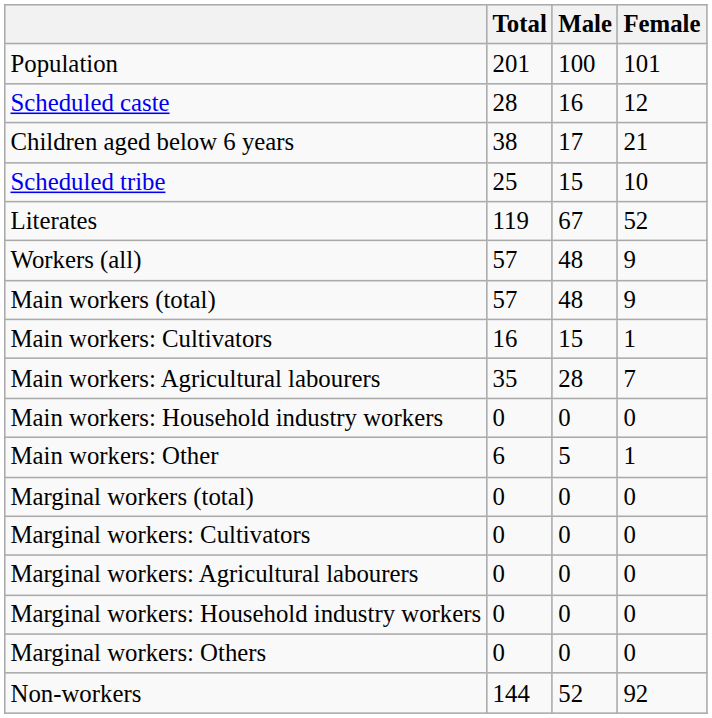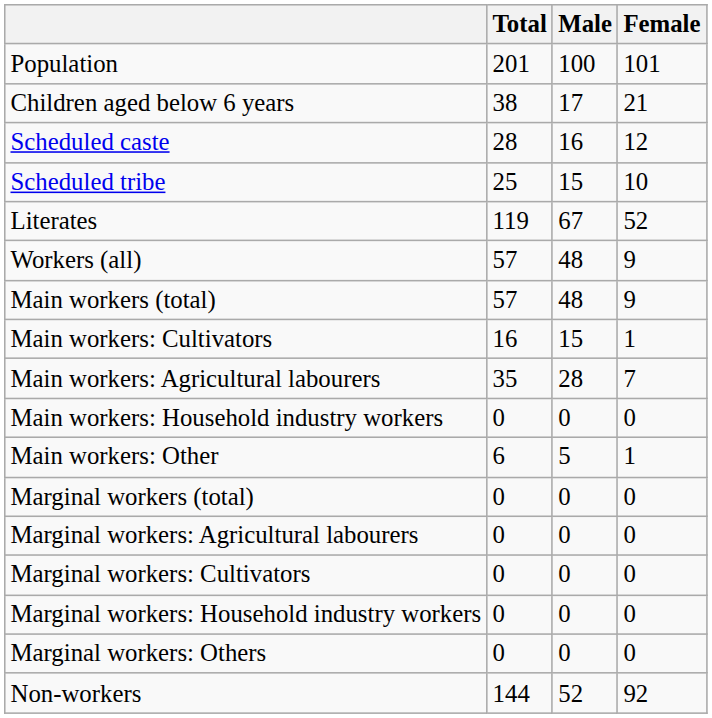rows swapped: (152, 142) <-> (90, 102)
rows swapped: (160, 535) <-> (214, 574)
